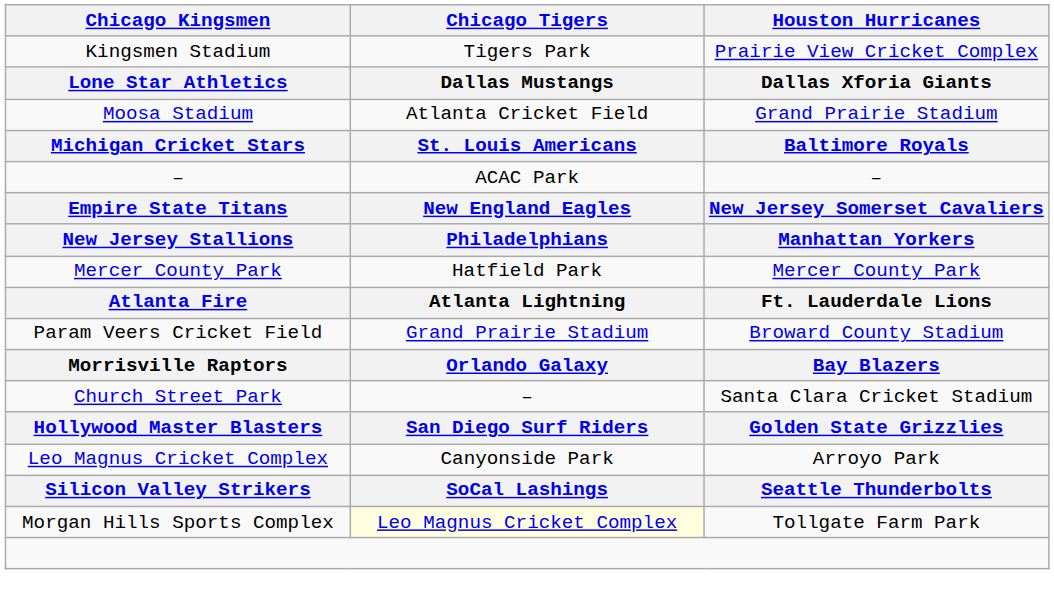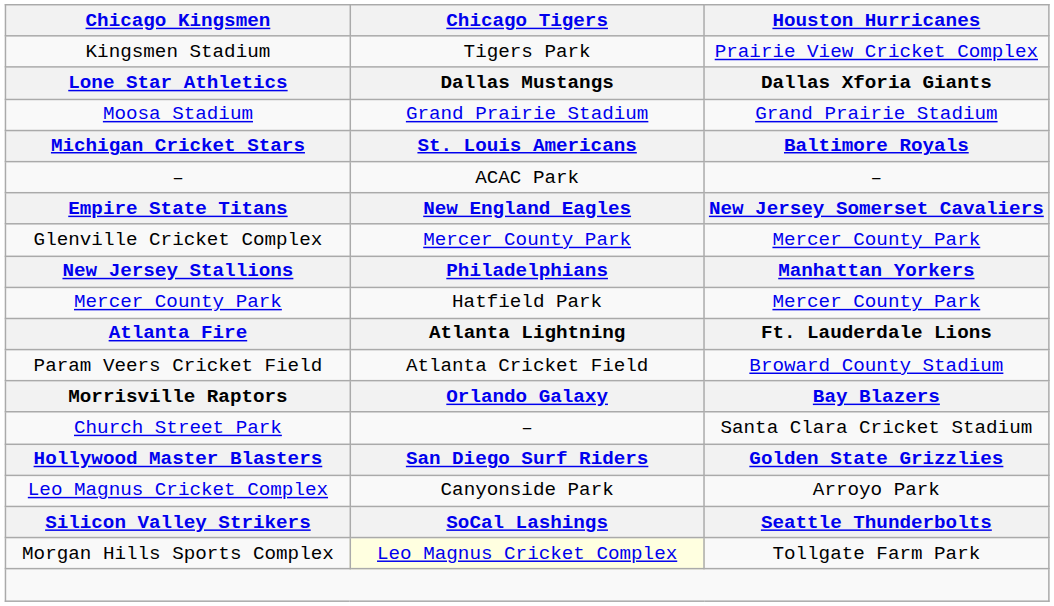(527, 114) Atlanta Cricket Field -> (527, 114) Grand Prairie Stadium
+ row: (178, 240)
(527, 334) Grand Prairie Stadium -> (527, 365) Atlanta Cricket Field
